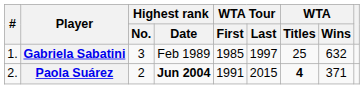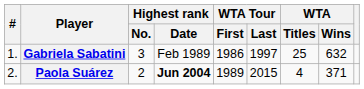(230, 53) 1985 -> (230, 53) 1986
(230, 73) 1991 -> (230, 73) 1989
(299, 73) bold -> (299, 73) normal
